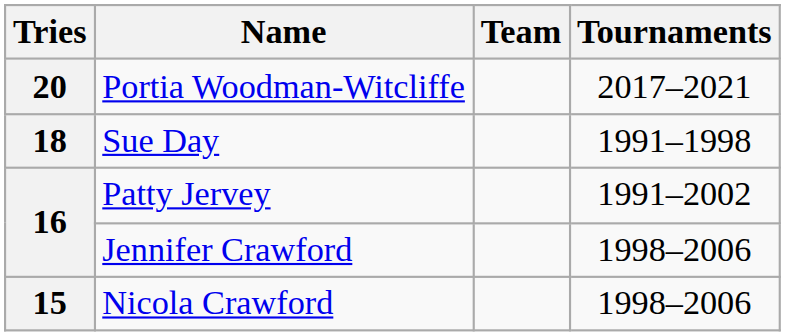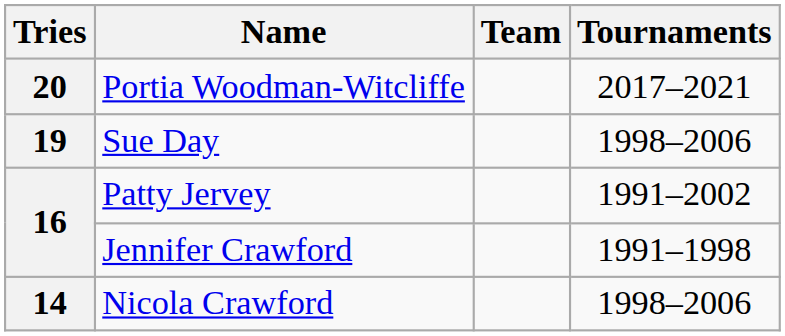(50, 140) 18 -> (50, 140) 19
(674, 140) 1991–1998 -> (674, 140) 1998–2006
(674, 248) 1998–2006 -> (674, 248) 1991–1998
(50, 303) 15 -> (50, 303) 14
